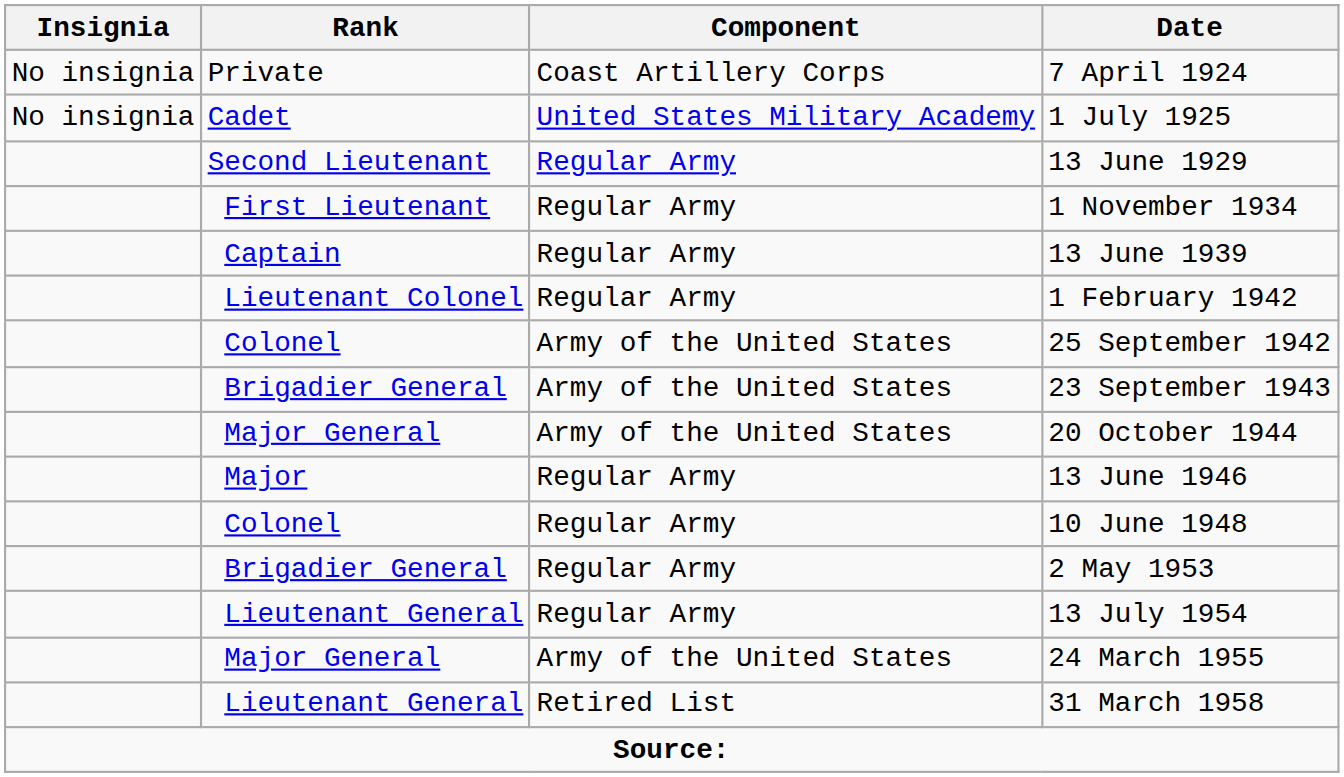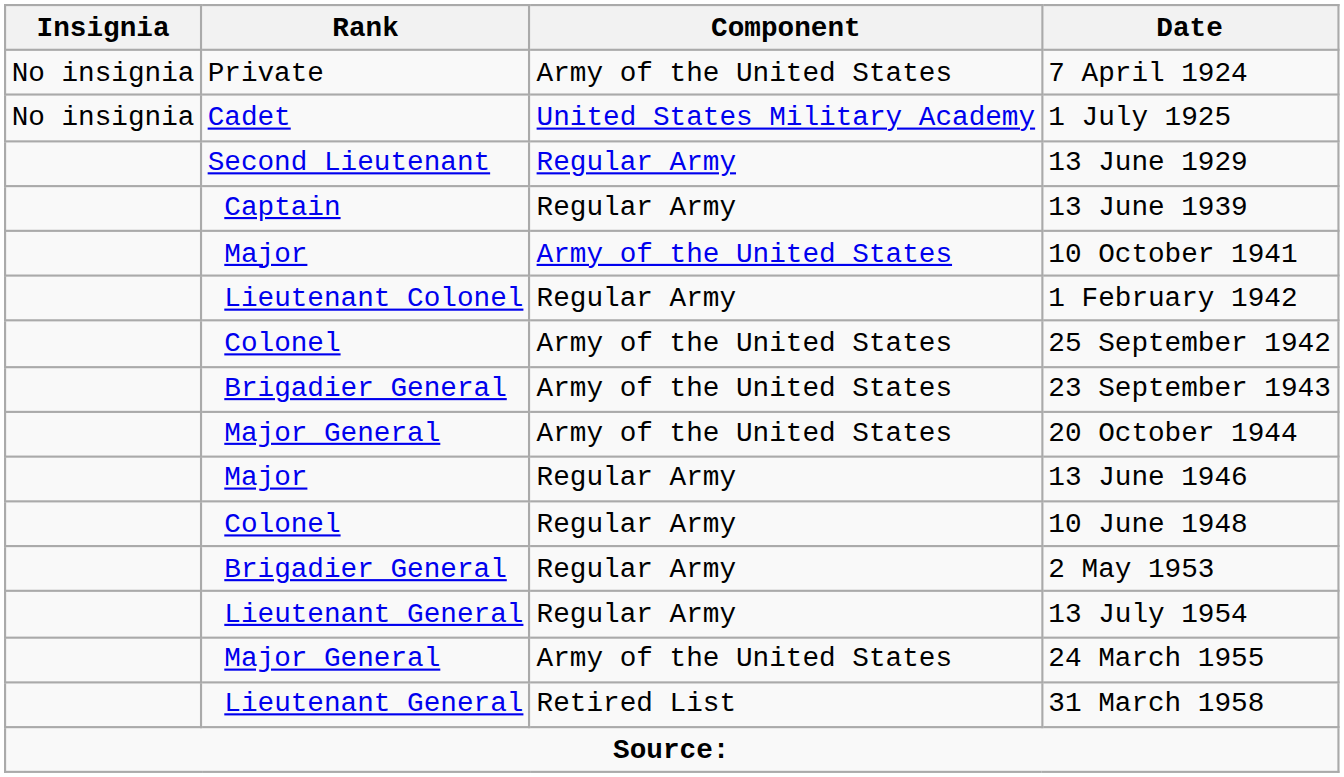(711, 73) Coast Artillery Corps -> (744, 73) Army of the United States
- row: (1173, 208)
+ row: (1173, 253)
